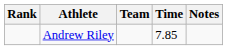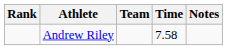(166, 34) 7.85 -> (166, 34) 7.58
